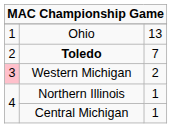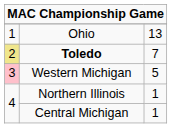(12, 53) no background -> (12, 53) khaki background
(155, 73) 2 -> (155, 73) 5
